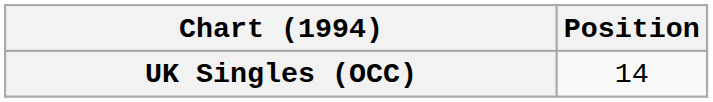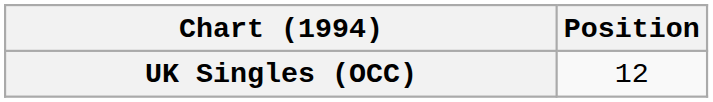(632, 74) 14 -> (632, 74) 12
